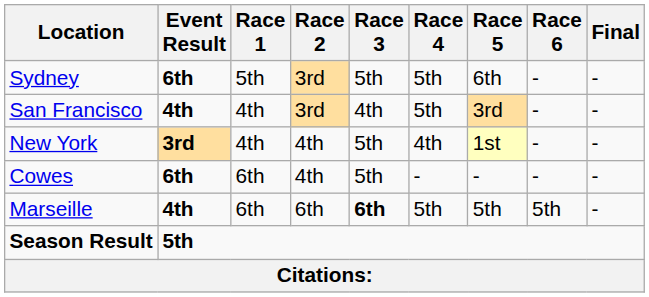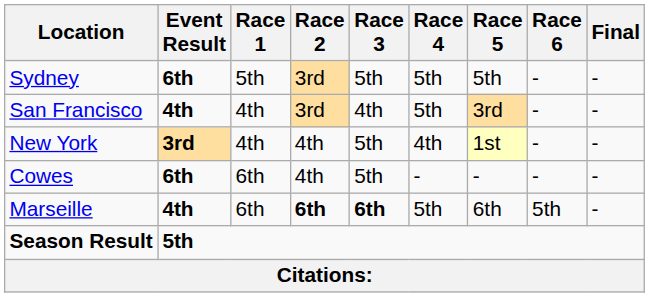(487, 77) 6th -> (487, 77) 5th
(309, 209) normal -> (310, 209) bold
(487, 209) 5th -> (487, 209) 6th
